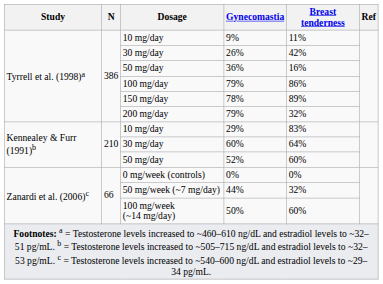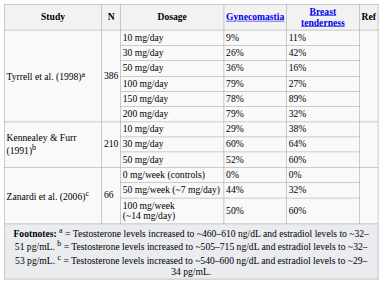(297, 83) 86% -> (297, 83) 27%
(297, 129) 83% -> (297, 129) 38%
